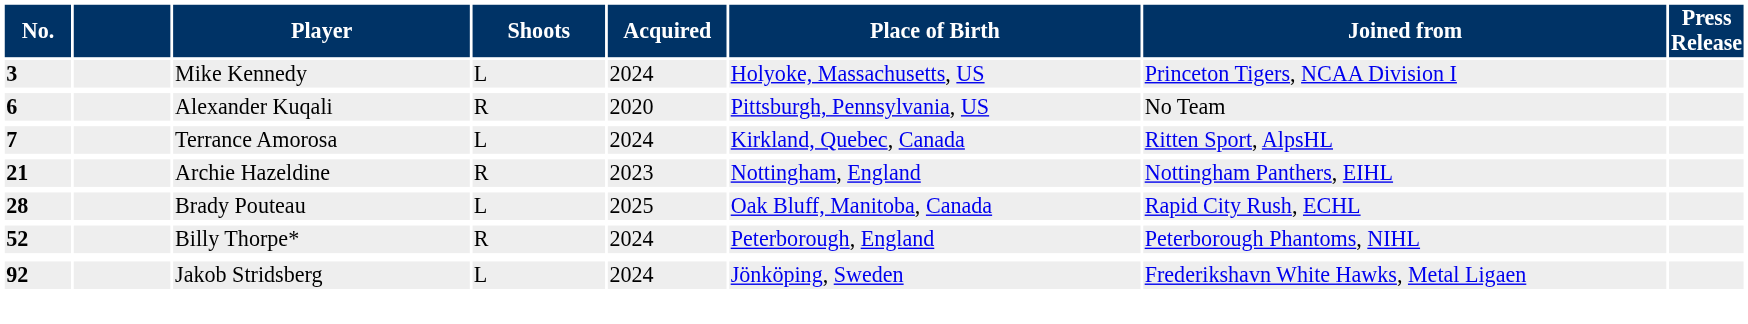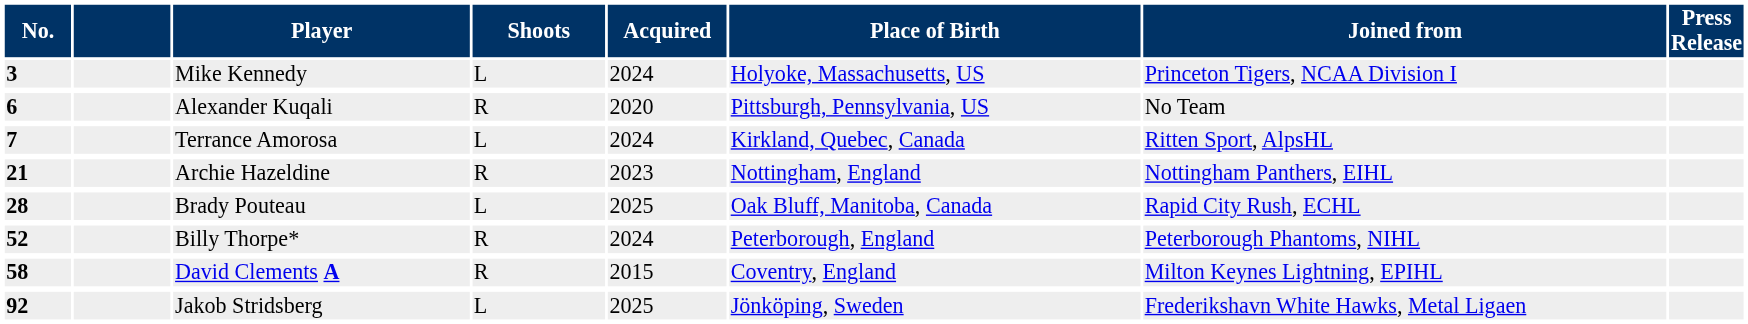+ row: (257, 272)
(632, 275) 2024 -> (632, 305) 2025
